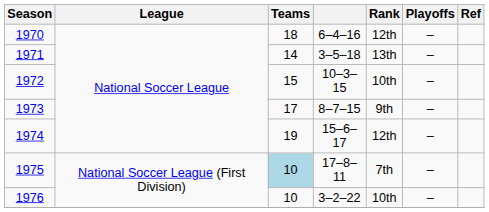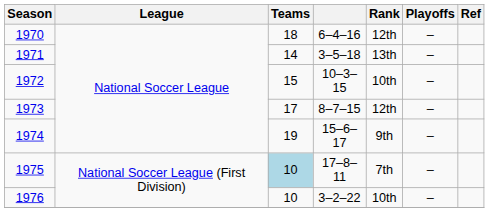(384, 108) 9th -> (384, 108) 12th
(384, 136) 12th -> (384, 136) 9th
